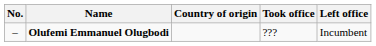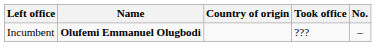columns swapped: (15, 14) <-> (344, 14)
